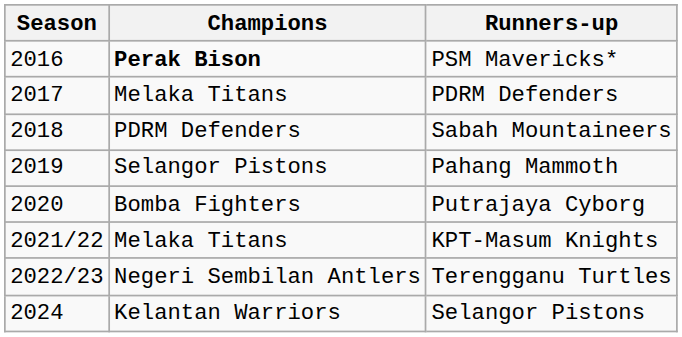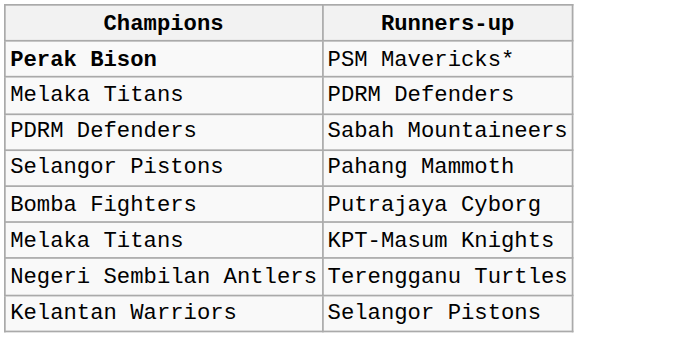- column: (57, 23)
